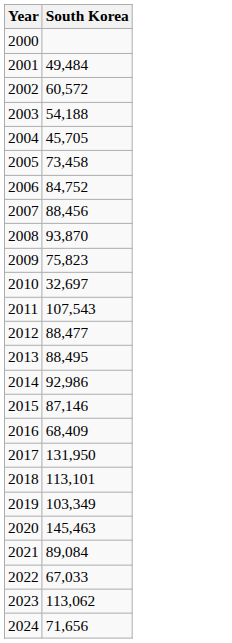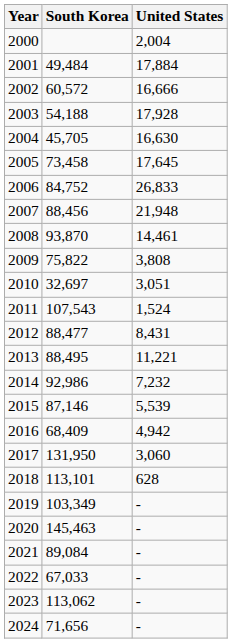+ column: (180, 16)
(67, 260) 75,823 -> (67, 260) 75,822
